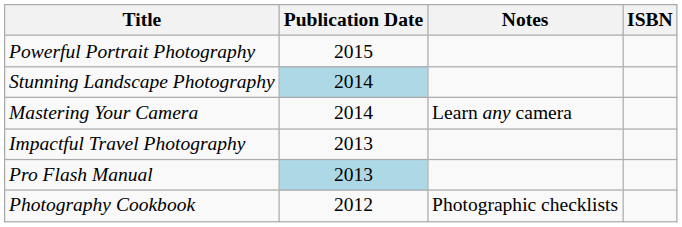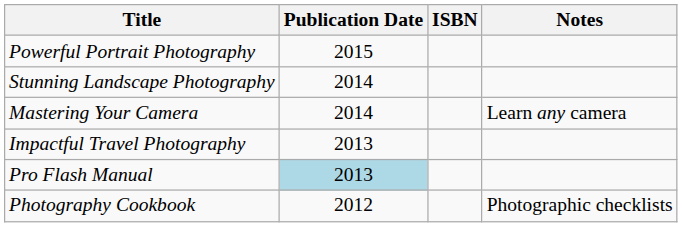columns swapped: (650, 19) <-> (525, 19)
(353, 81) lightblue background -> (353, 81) no background
